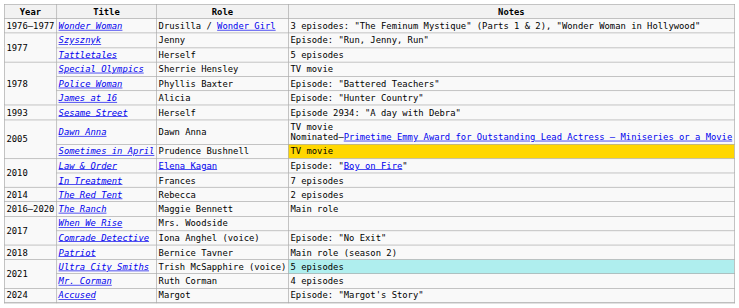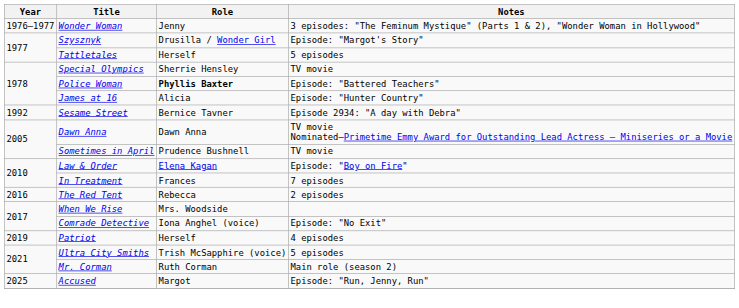(217, 26) Drusilla / Wonder Girl -> (172, 26) Jenny
(172, 40) Jenny -> (217, 40) Drusilla / Wonder Girl
(360, 40) Episode: "Run, Jenny, Run" -> (357, 40) Episode: "Margot's Story"
(196, 84) normal -> (196, 84) bold
(17, 112) 1993 -> (17, 112) 1992
(177, 112) Herself -> (196, 112) Bernice Tavner
(312, 151) gold background -> (312, 151) no background
(17, 195) 2014 -> (17, 195) 2016
- row: (83, 209)
(17, 252) 2018 -> (17, 238) 2019
(196, 252) Bernice Tavner -> (177, 238) Herself
(344, 252) Main role (season 2) -> (317, 238) 4 episodes
(317, 267) paleturquoise background -> (317, 252) no background
(317, 281) 4 episodes -> (344, 267) Main role (season 2)
(17, 295) 2024 -> (17, 281) 2025
(357, 295) Episode: "Margot's Story" -> (360, 281) Episode: "Run, Jenny, Run"
